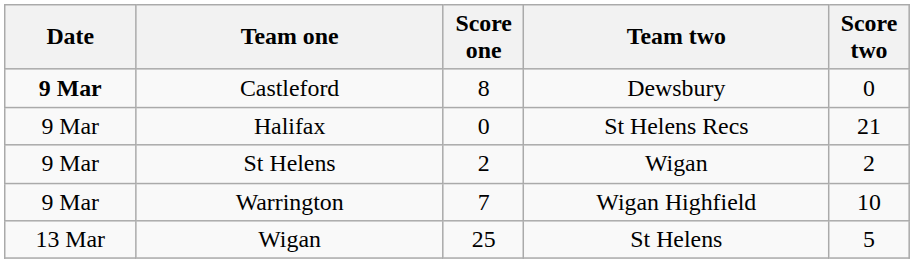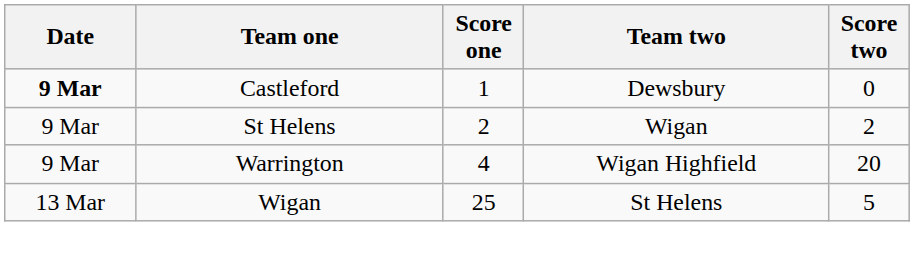(484, 88) 8 -> (484, 88) 1
- row: (290, 125)
(484, 201) 7 -> (484, 163) 4
(869, 201) 10 -> (869, 163) 20
